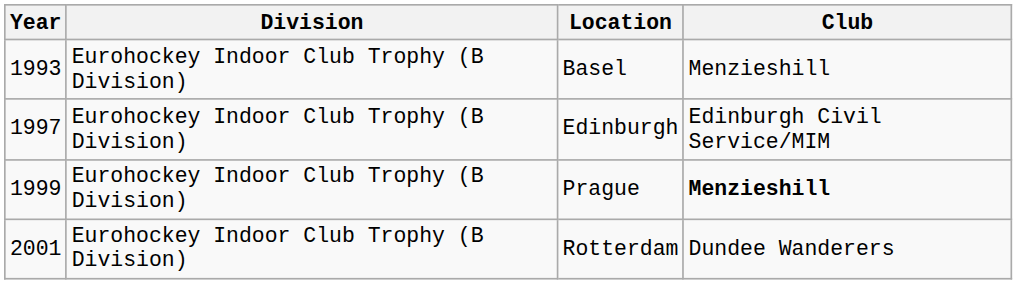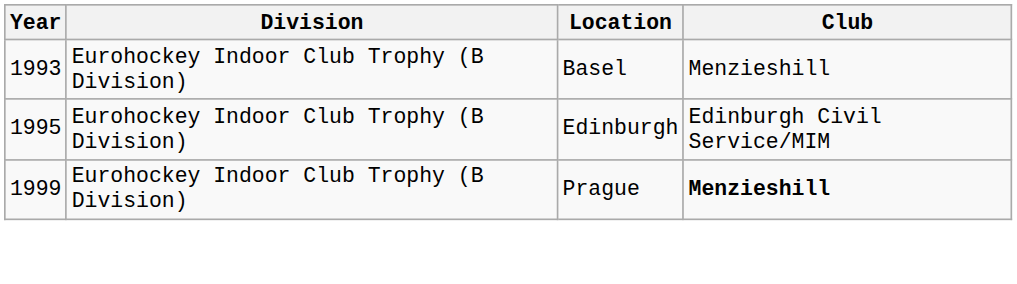(36, 129) 1997 -> (36, 129) 1995
- row: (620, 249)
